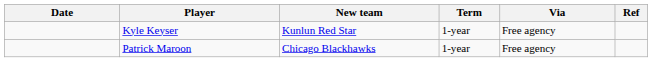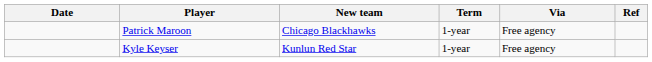rows swapped: (157, 48) <-> (150, 30)
